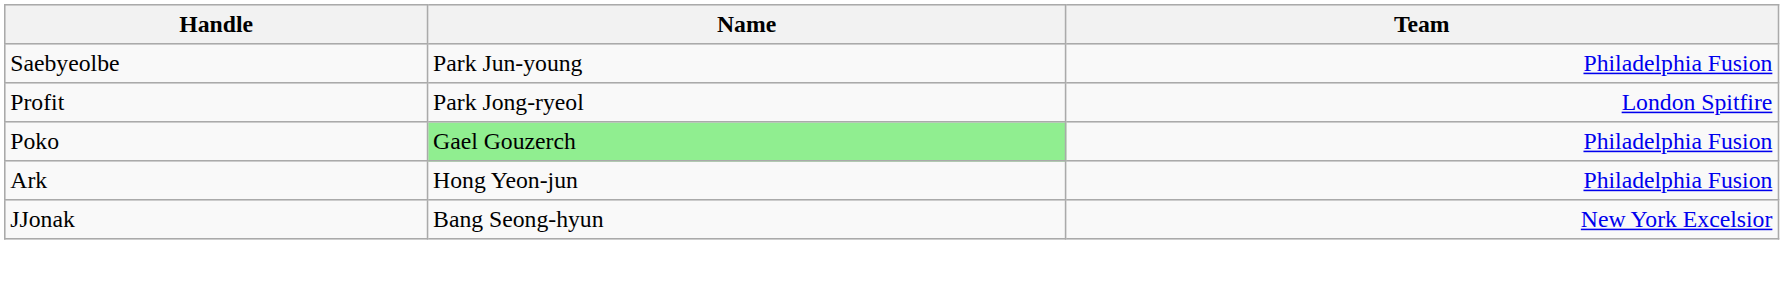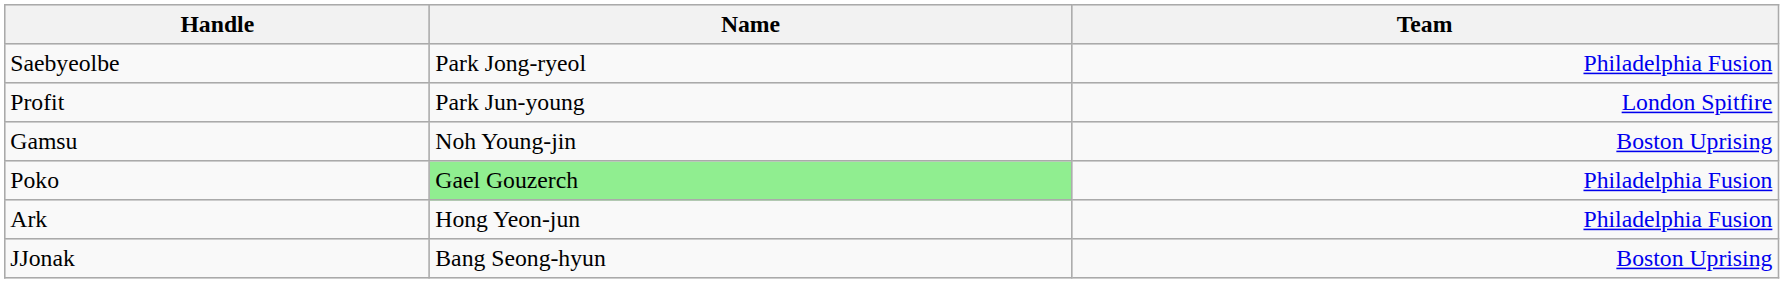(508, 63) Park Jun-young -> (511, 63) Park Jong-ryeol
(508, 102) Park Jong-ryeol -> (510, 102) Park Jun-young
+ row: (44, 141)
(1677, 219) New York Excelsior -> (1694, 258) Boston Uprising
